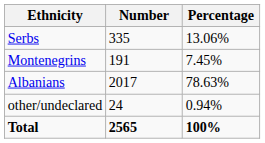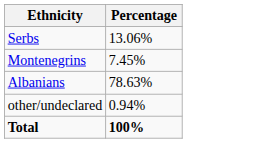- column: (144, 15)
